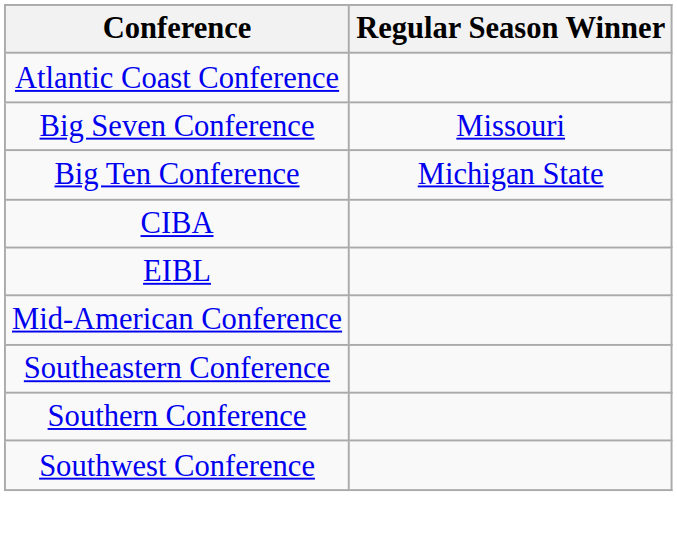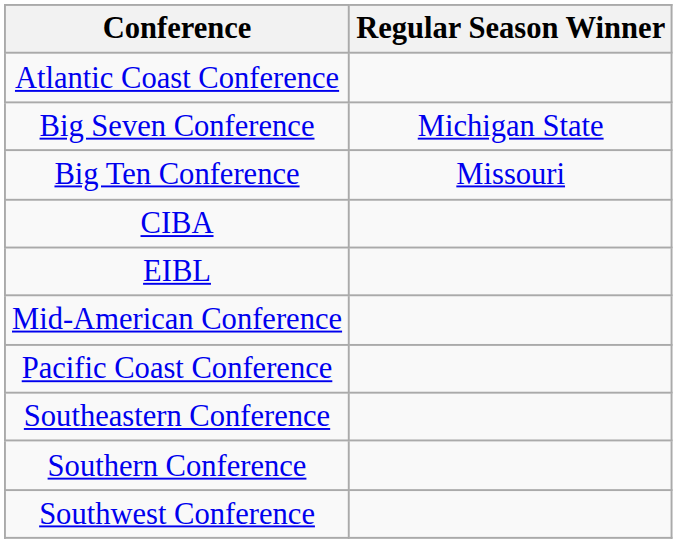(511, 125) Missouri -> (511, 125) Michigan State
(511, 174) Michigan State -> (511, 174) Missouri
+ row: (177, 367)
